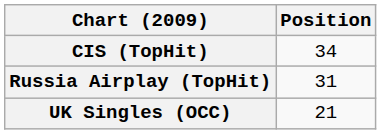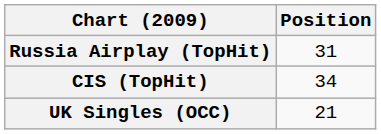rows swapped: (140, 51) <-> (140, 82)
